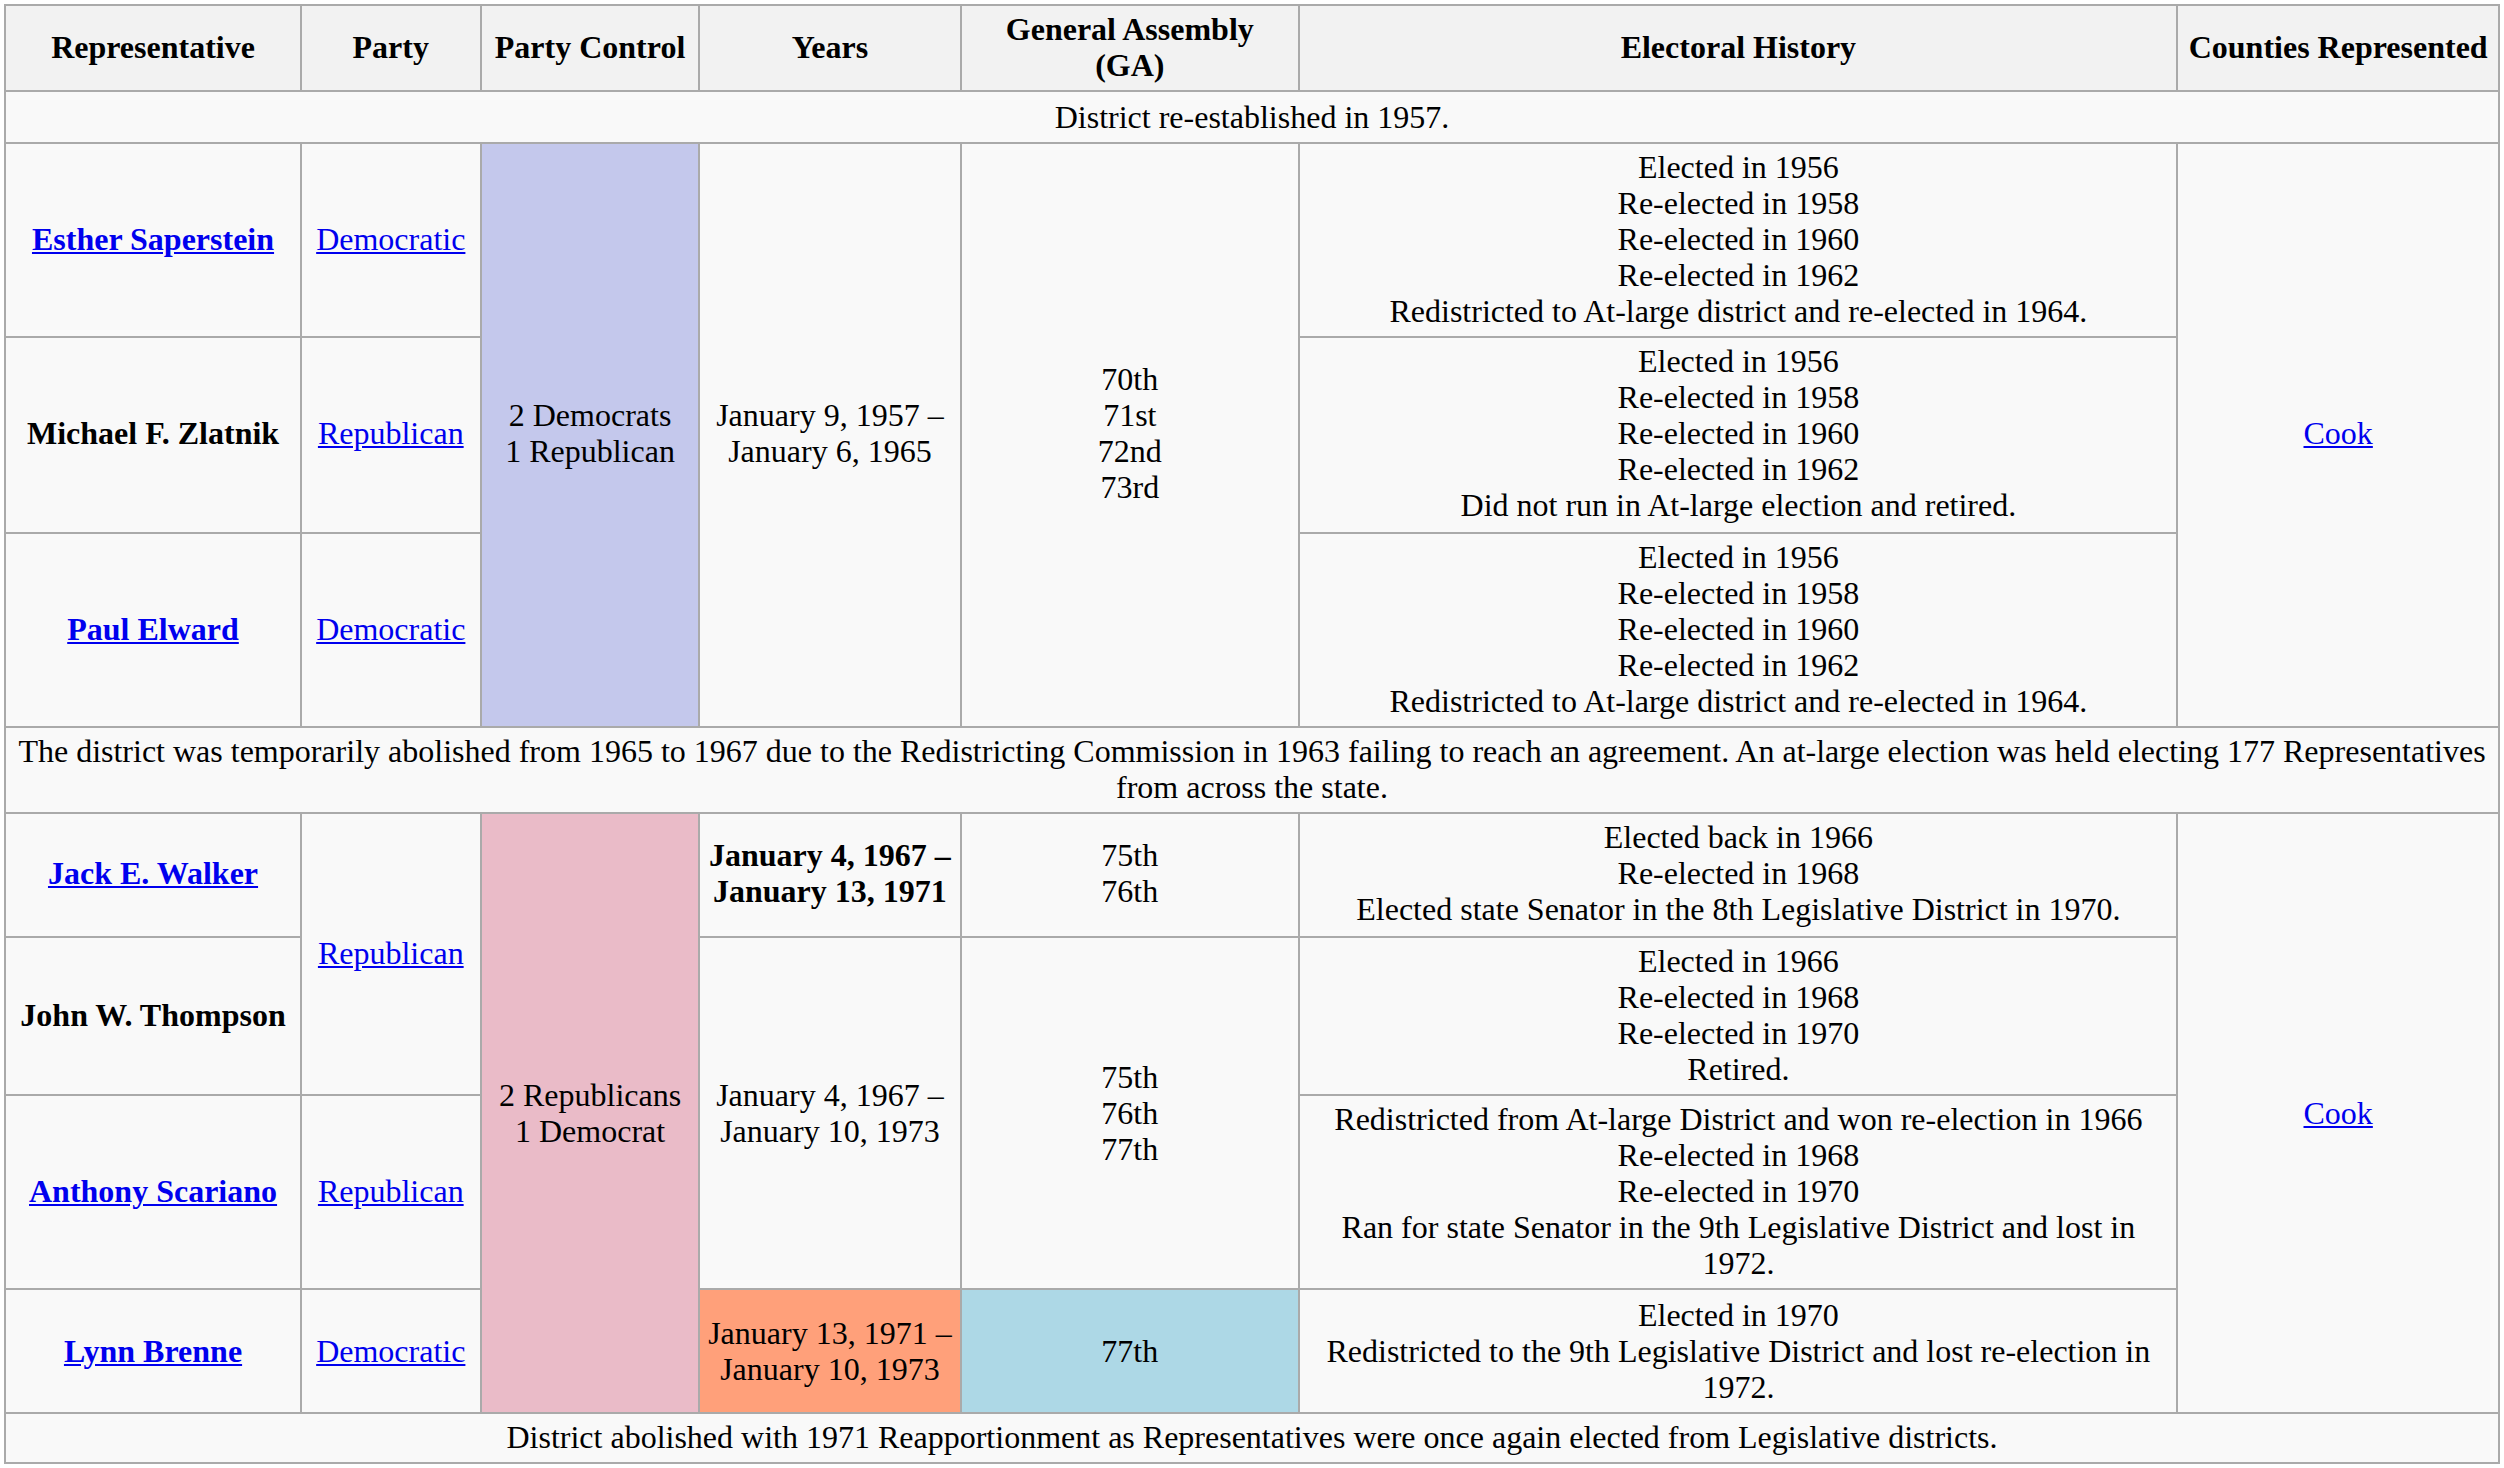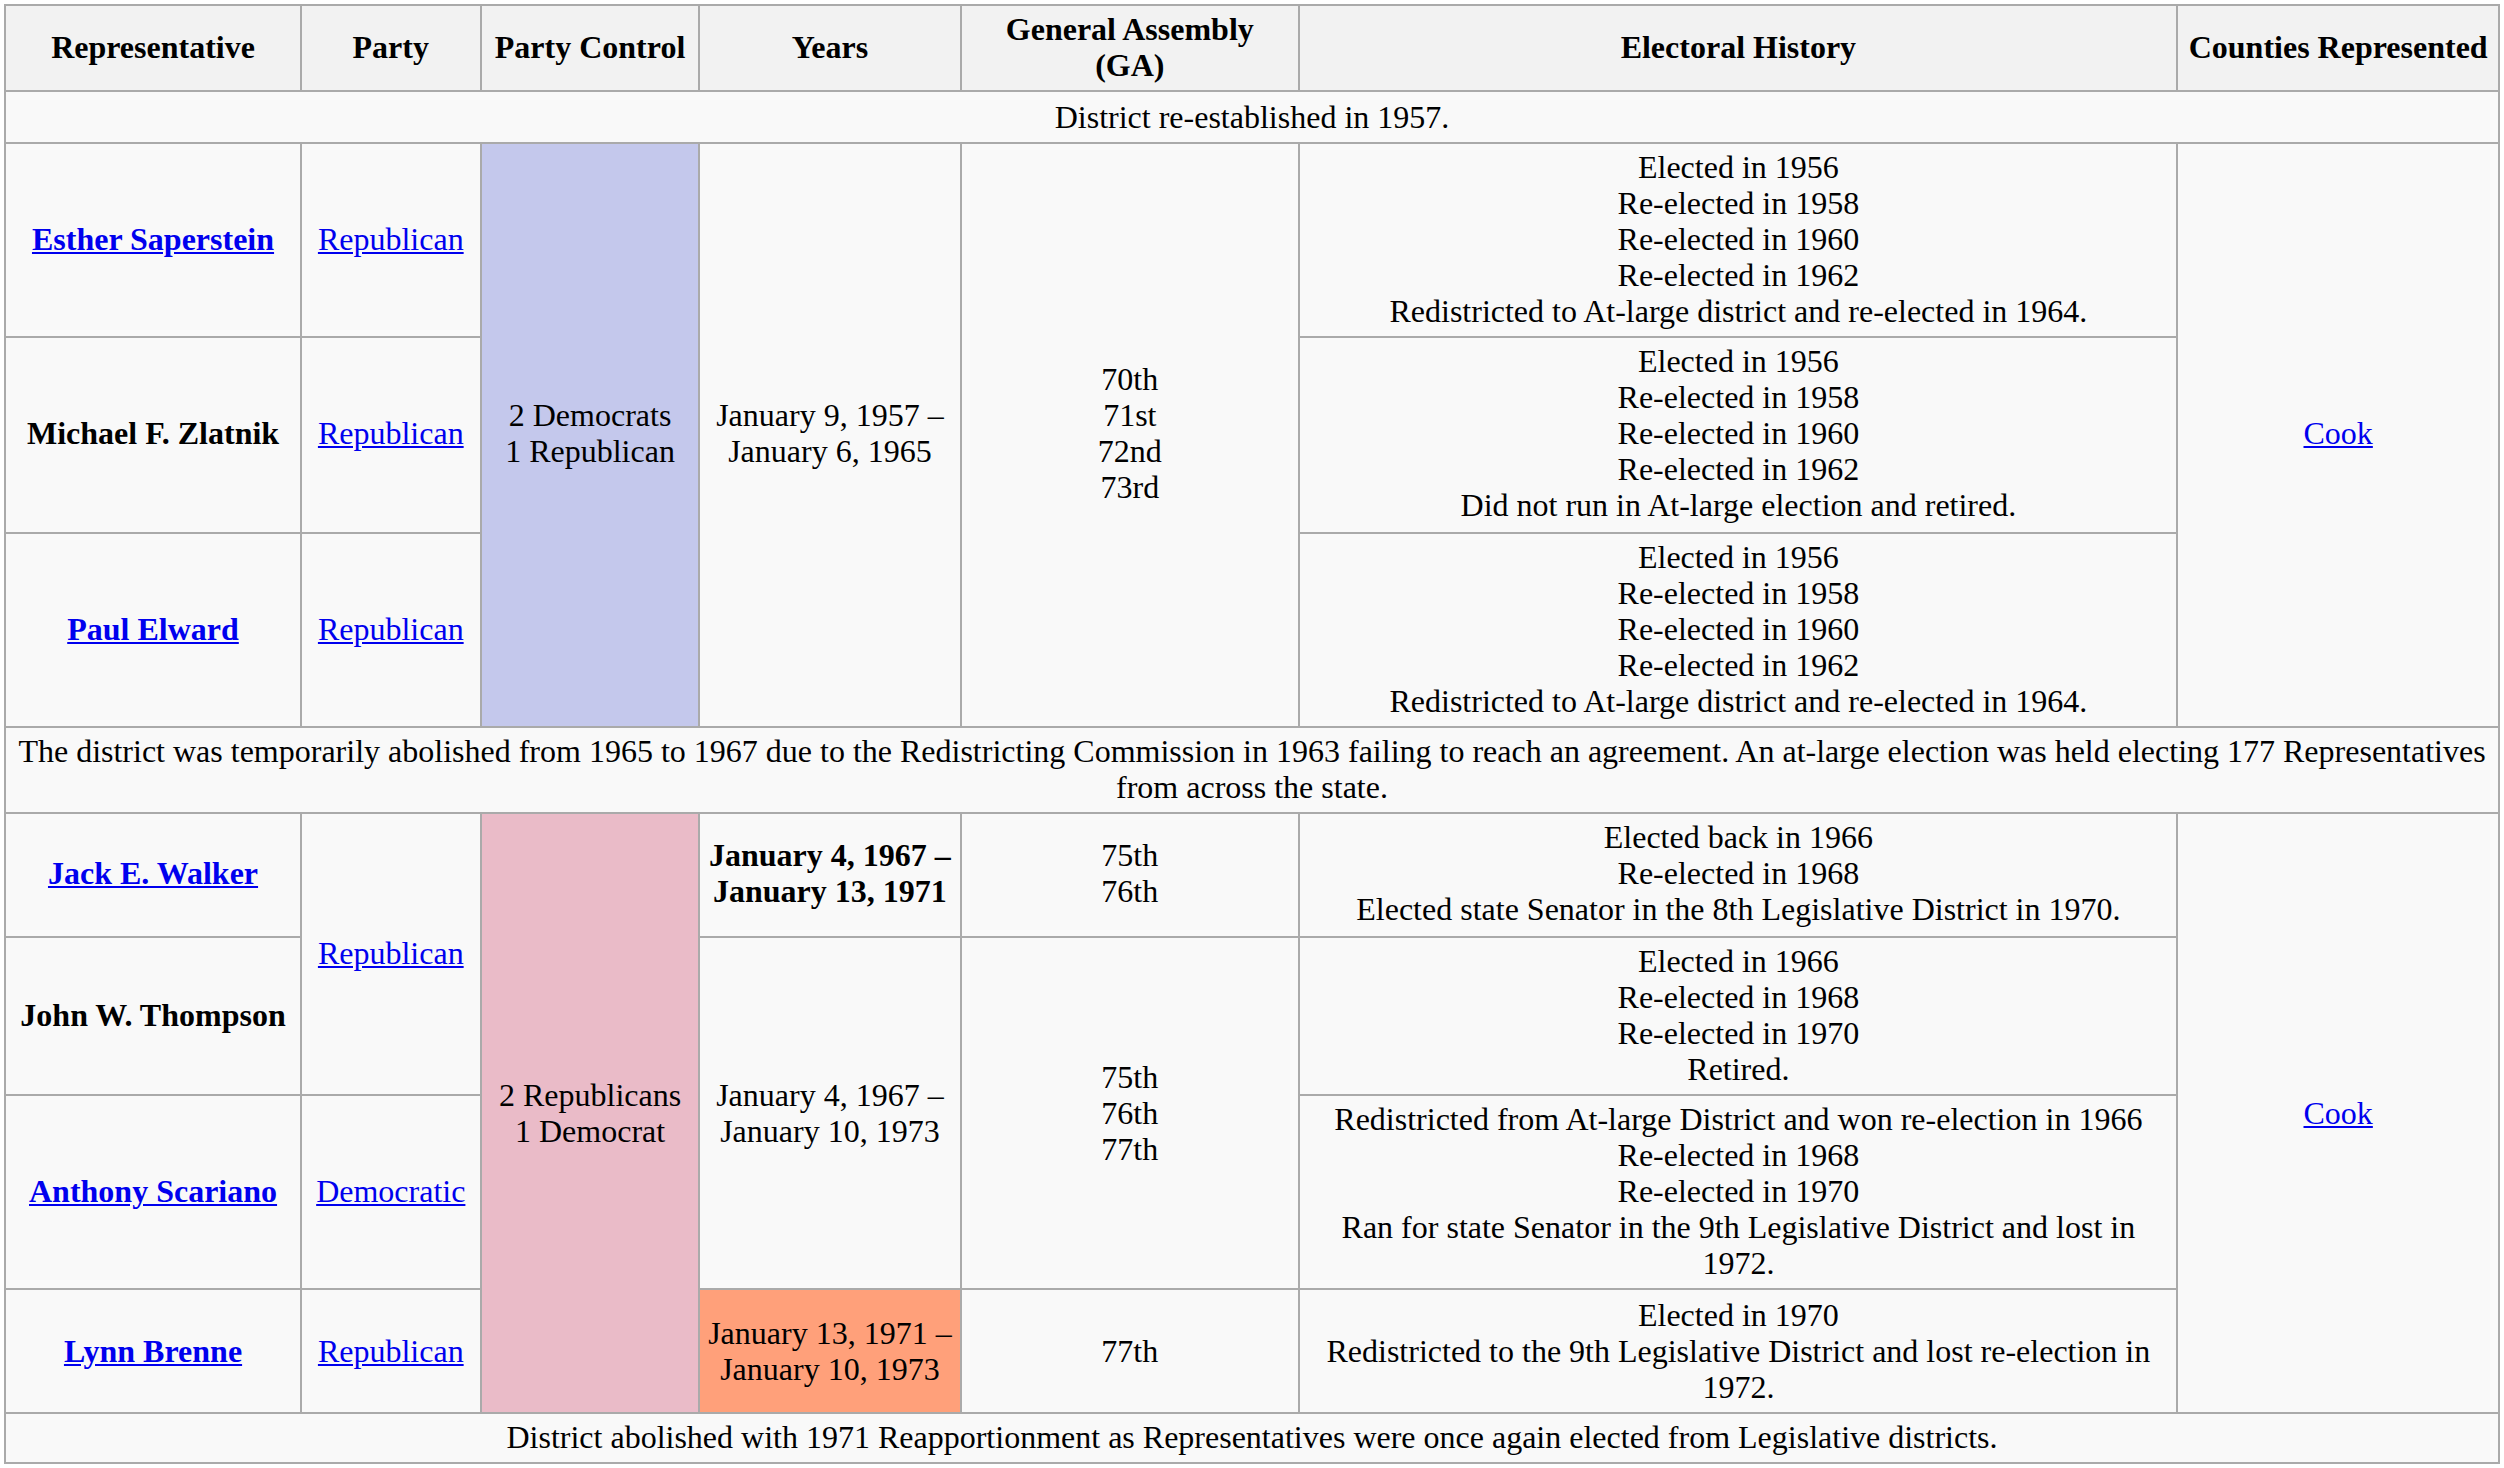(391, 239) Democratic -> (391, 239) Republican
(391, 628) Democratic -> (391, 628) Republican
(391, 1191) Republican -> (391, 1191) Democratic
(391, 1350) Democratic -> (391, 1350) Republican
(1130, 1350) lightblue background -> (1130, 1350) no background
